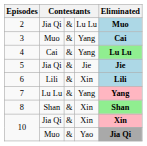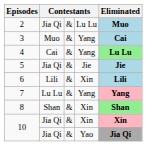(52, 134) Muo -> (52, 134) Jia Qi
